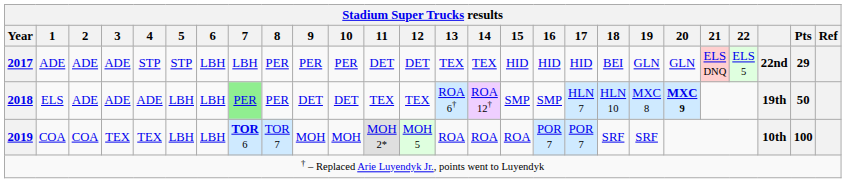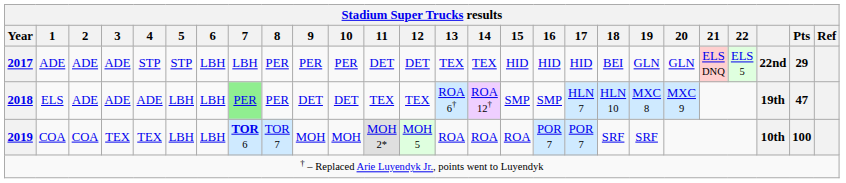(682, 100) bold -> (682, 99) normal
(803, 100) 50 -> (802, 100) 47
